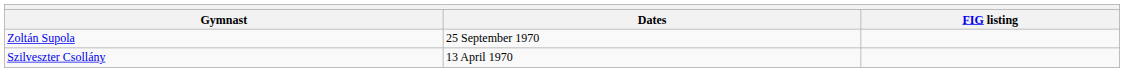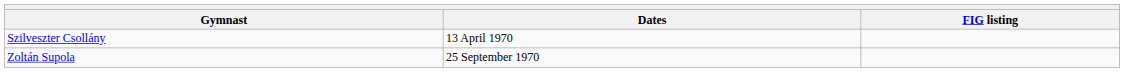rows swapped: (56, 57) <-> (41, 38)
